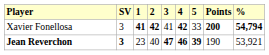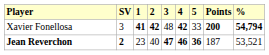(168, 27) 41 -> (168, 27) 48
(121, 42) 3 -> (121, 42) 2
(197, 42) 39 -> (197, 42) 36
(213, 42) 190 -> (213, 42) 187
(249, 42) 53,921 -> (249, 42) 53,521
